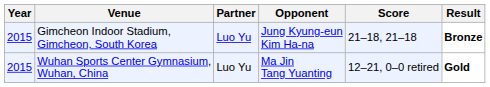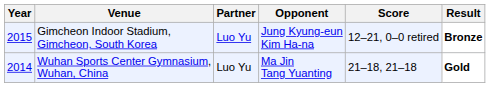(382, 38) 21–18, 21–18 -> (394, 38) 12–21, 0–0 retired
(20, 68) 2015 -> (20, 68) 2014
(394, 68) 12–21, 0–0 retired -> (382, 68) 21–18, 21–18
